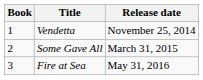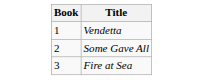- column: (152, 13)
